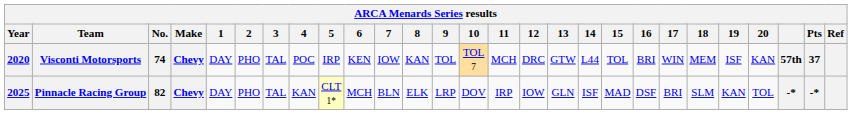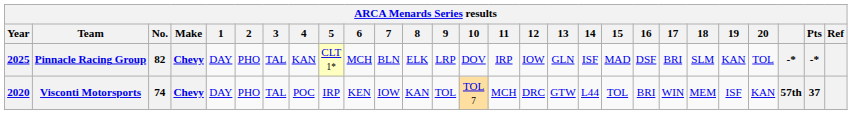rows swapped: (91, 59) <-> (91, 93)
